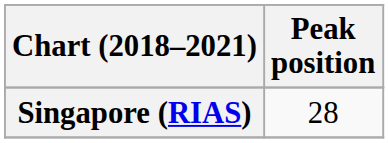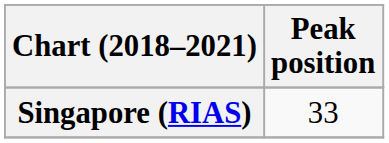(323, 112) 28 -> (323, 112) 33
